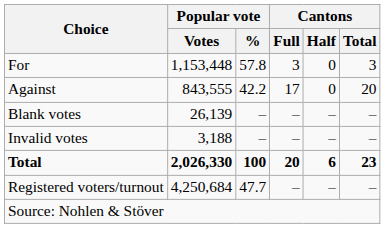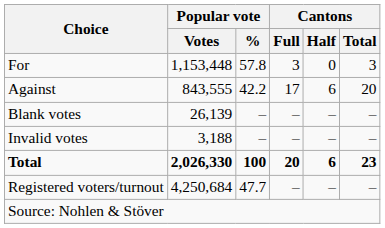(332, 89) 0 -> (332, 89) 6
